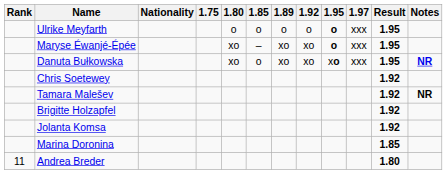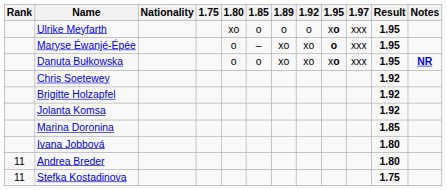(234, 29) o -> (234, 29) xo
(334, 29) o -> (334, 29) xo
(234, 45) xo -> (234, 45) o
(234, 62) xo -> (234, 62) o
- row: (75, 95)
+ row: (71, 144)
+ row: (82, 177)
